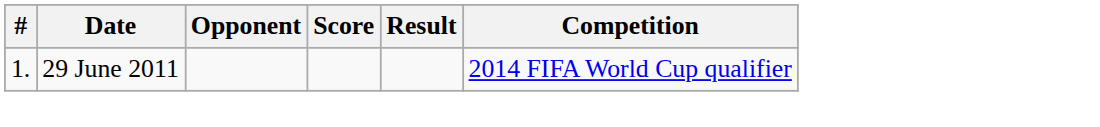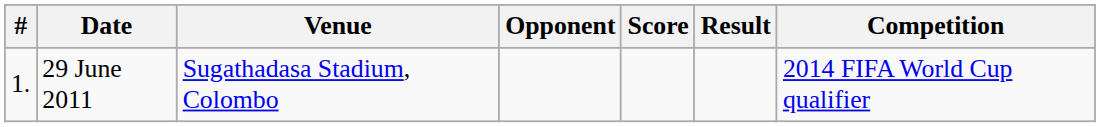+ column: (338, 26)
